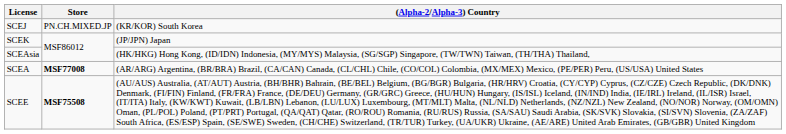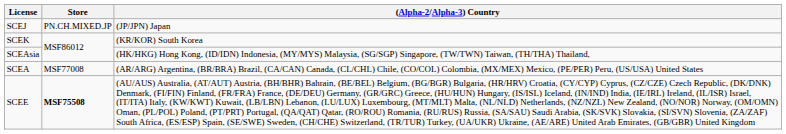(159, 26) (KR/KOR) South Korea -> (143, 26) (JP/JPN) Japan
(143, 40) (JP/JPN) Japan -> (159, 40) (KR/KOR) South Korea
(64, 69) bold -> (64, 69) normal
